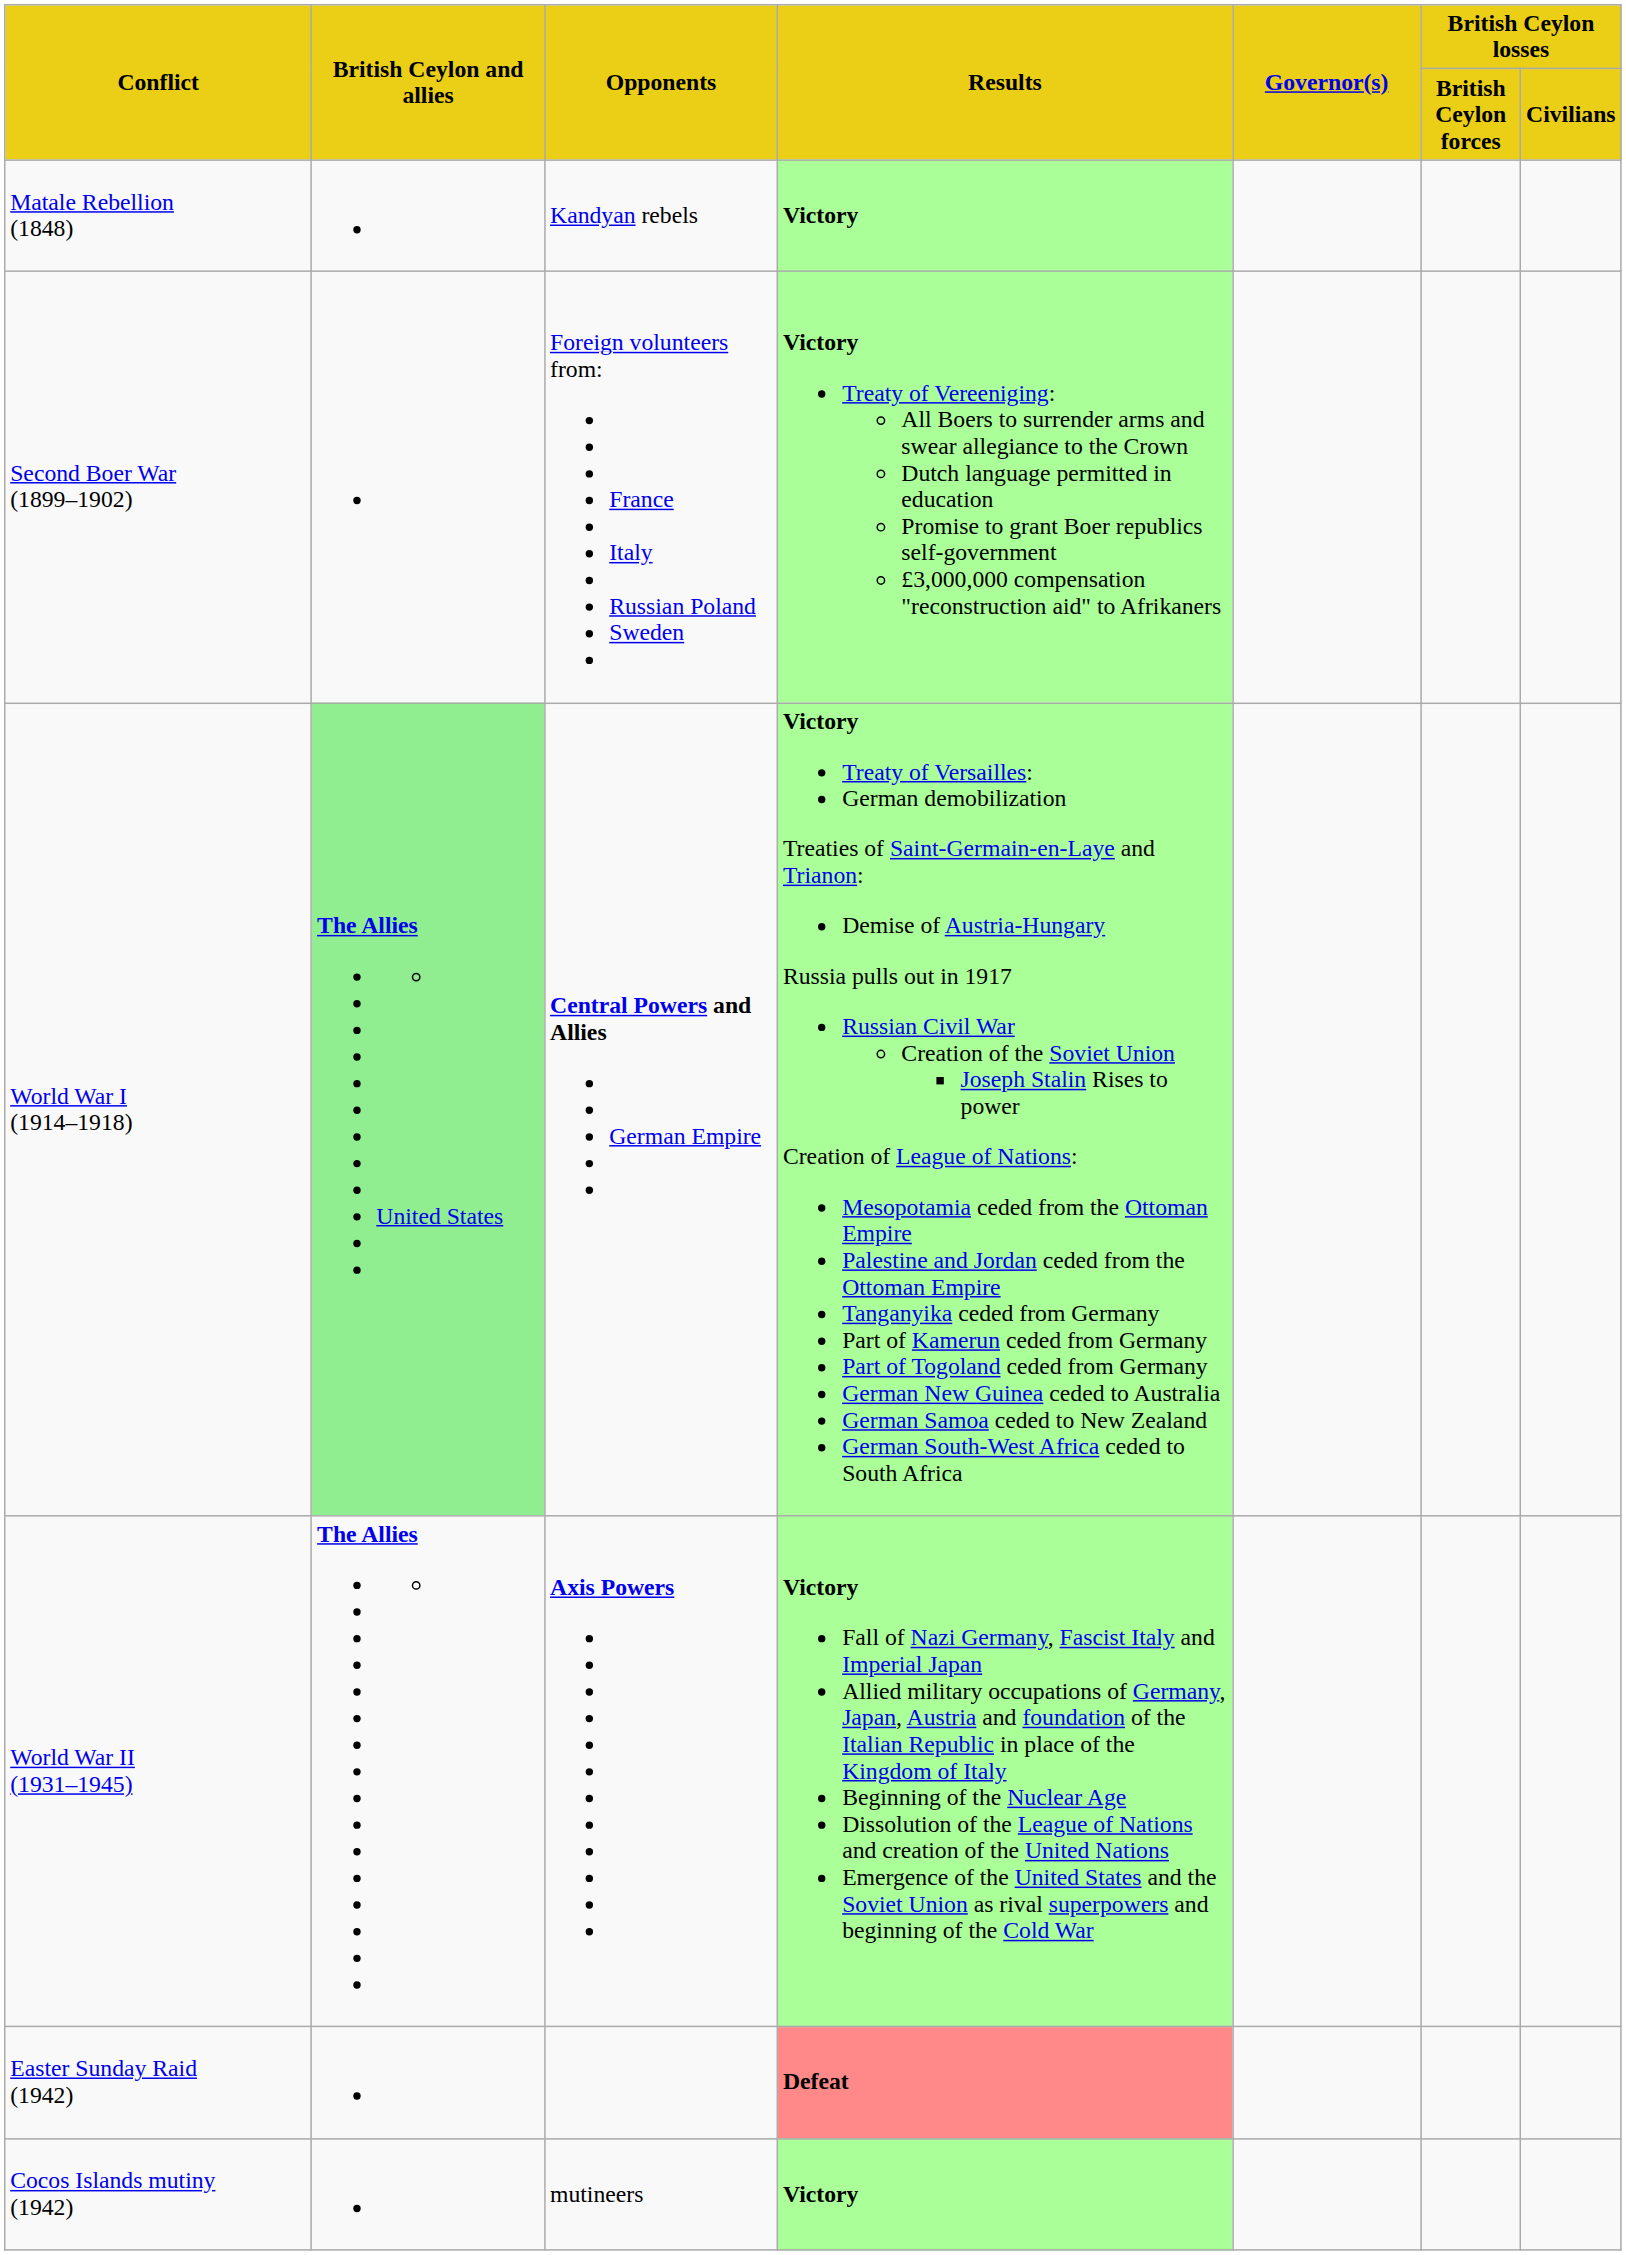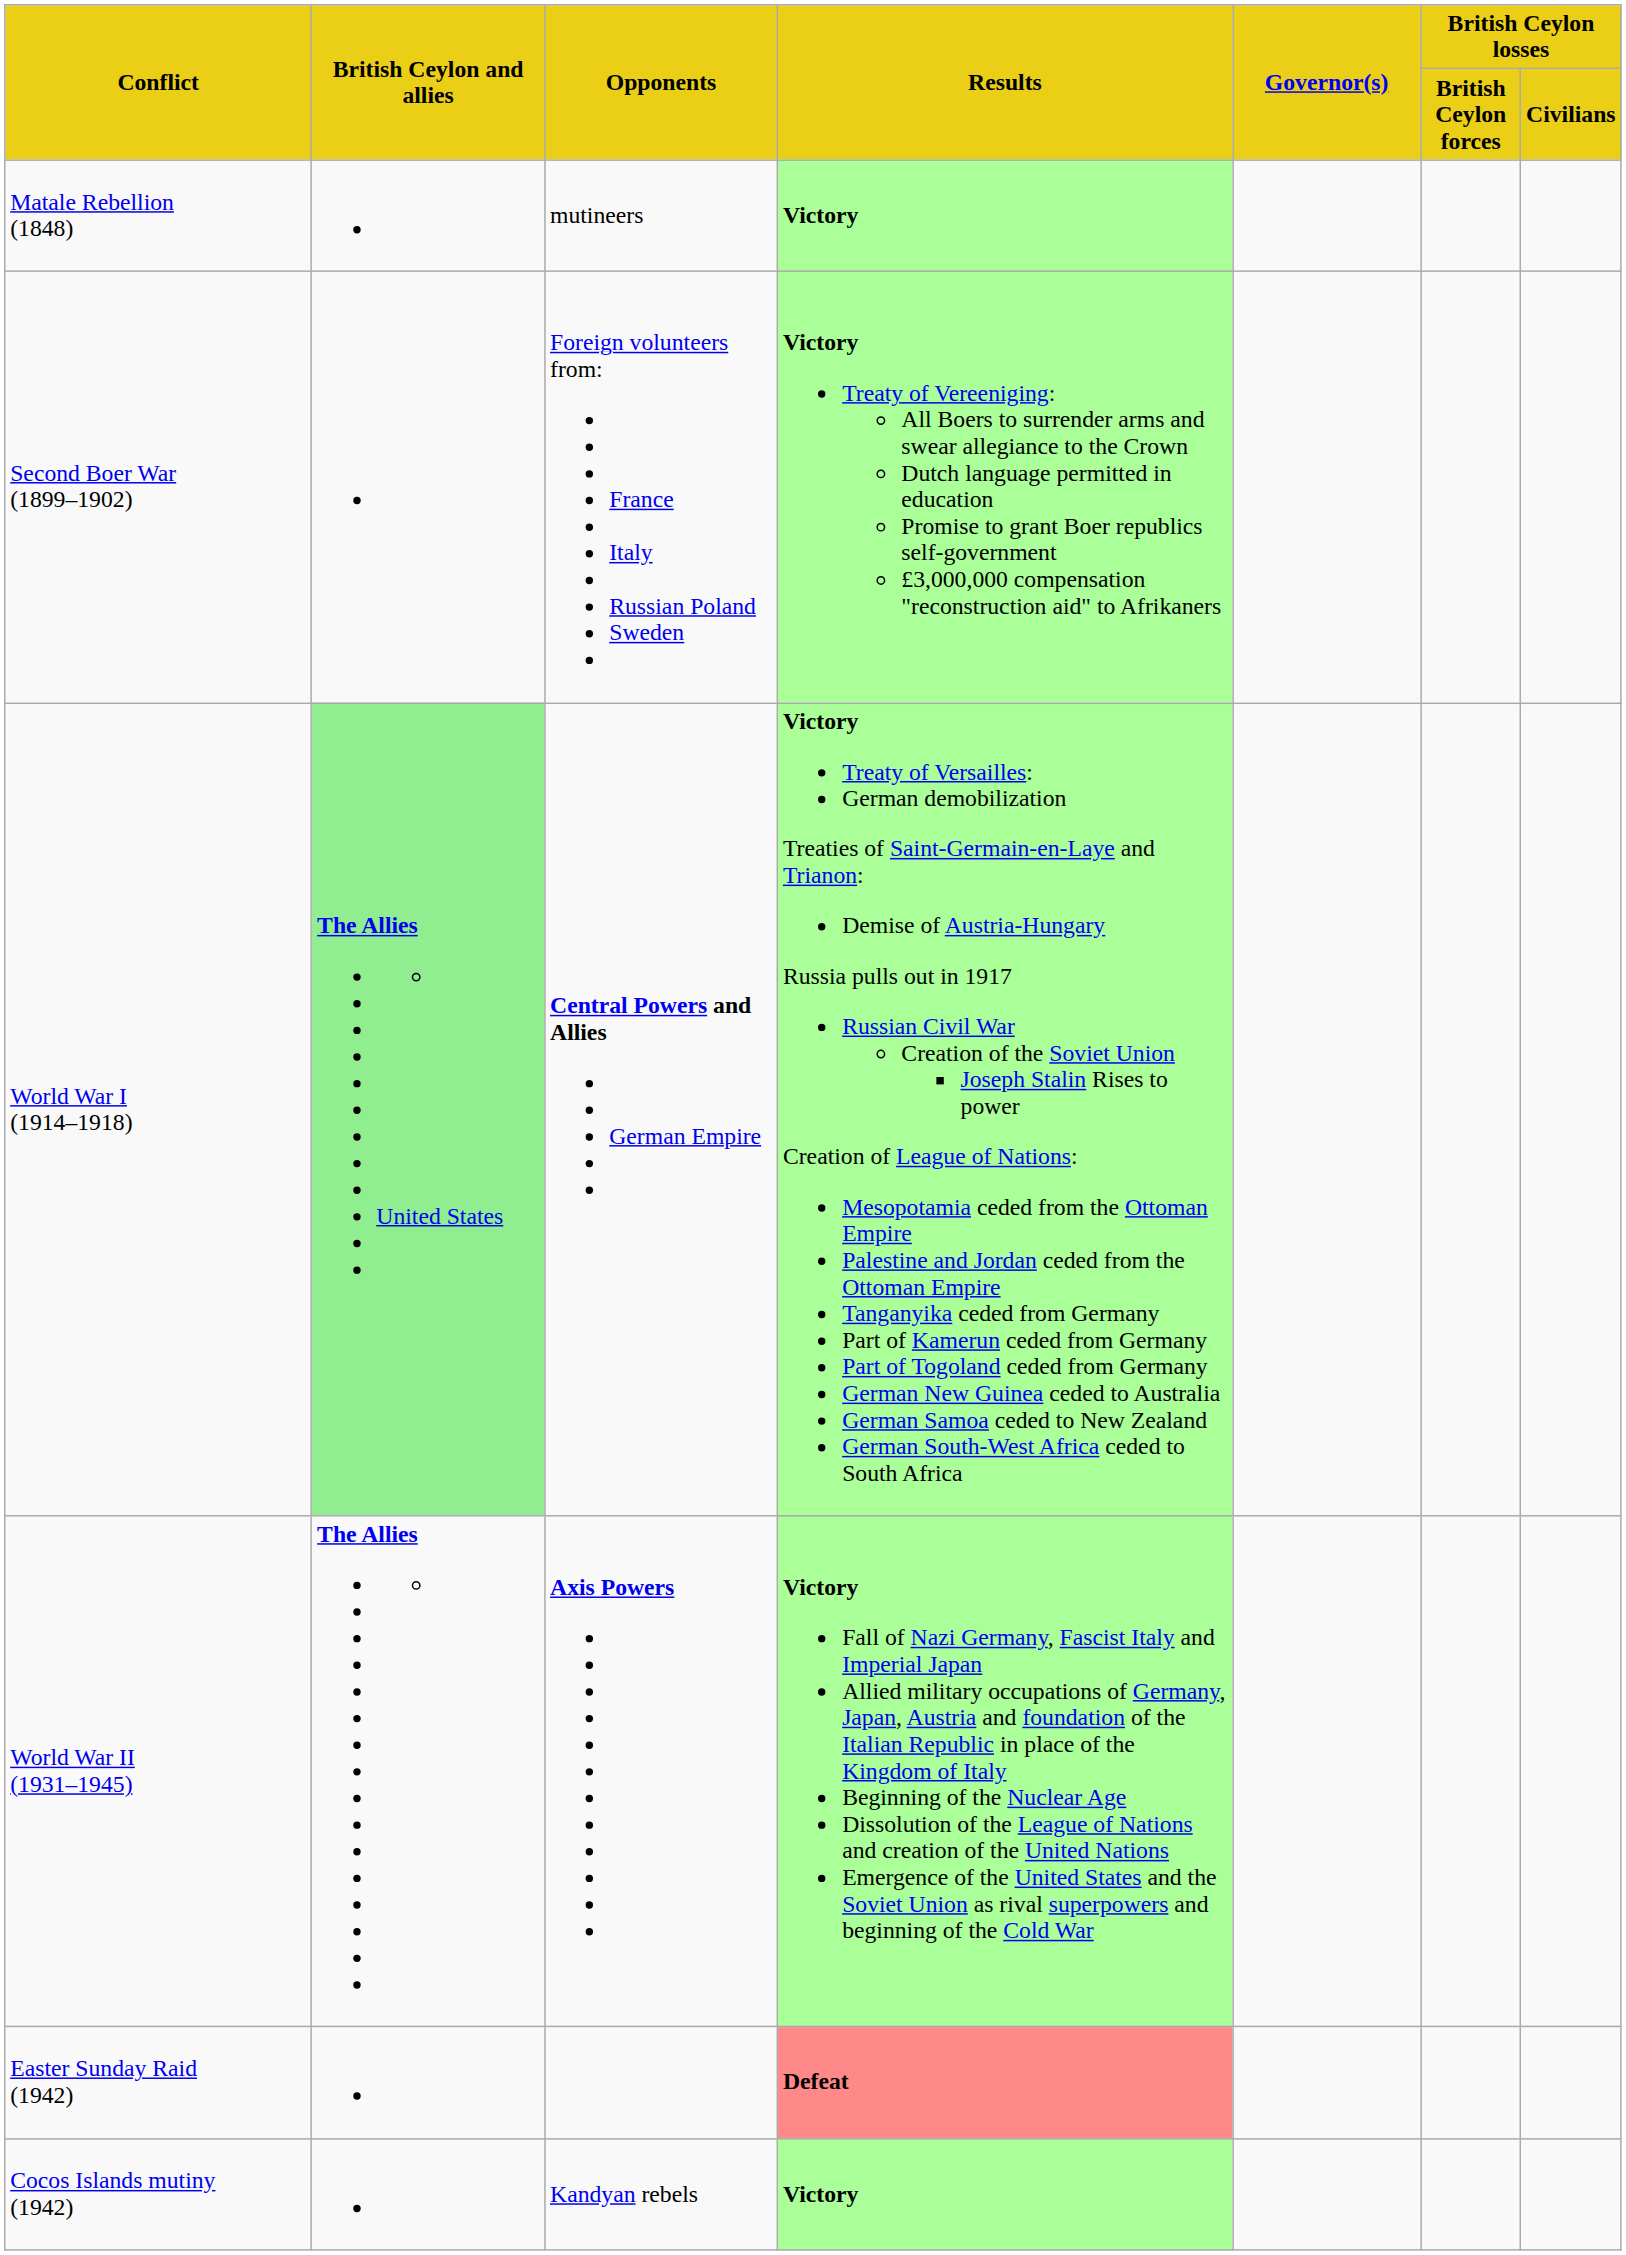(624, 215) Kandyan rebels -> (597, 215) mutineers
(597, 2193) mutineers -> (624, 2193) Kandyan rebels
